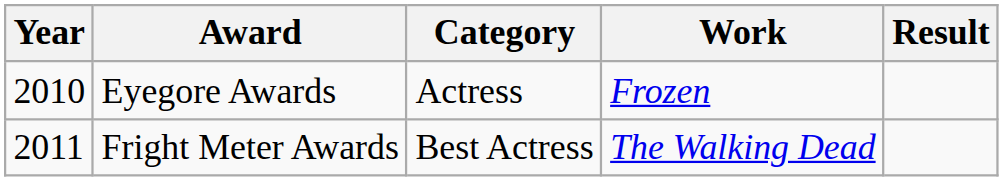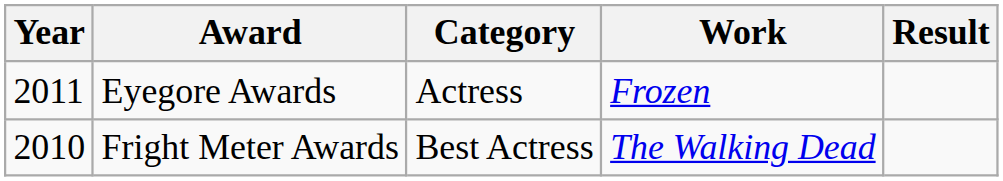(49, 89) 2010 -> (49, 89) 2011
(49, 146) 2011 -> (49, 146) 2010
